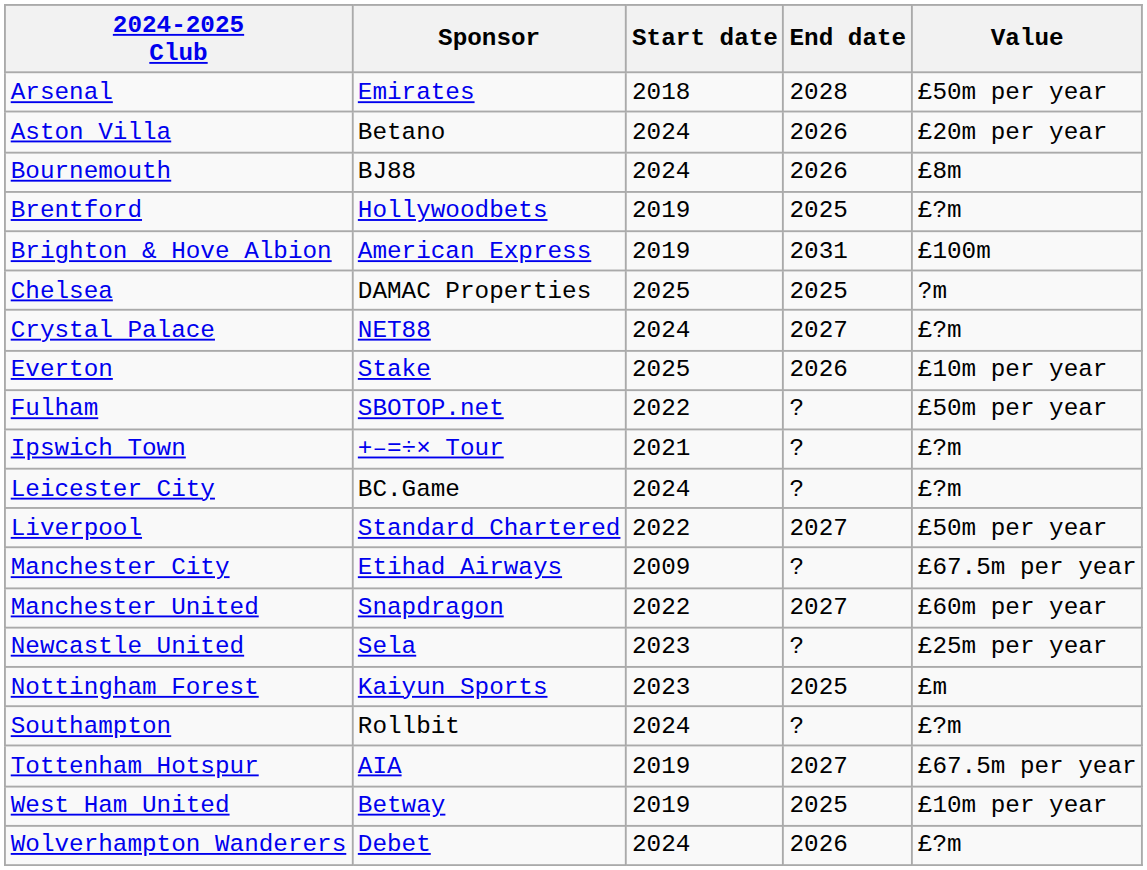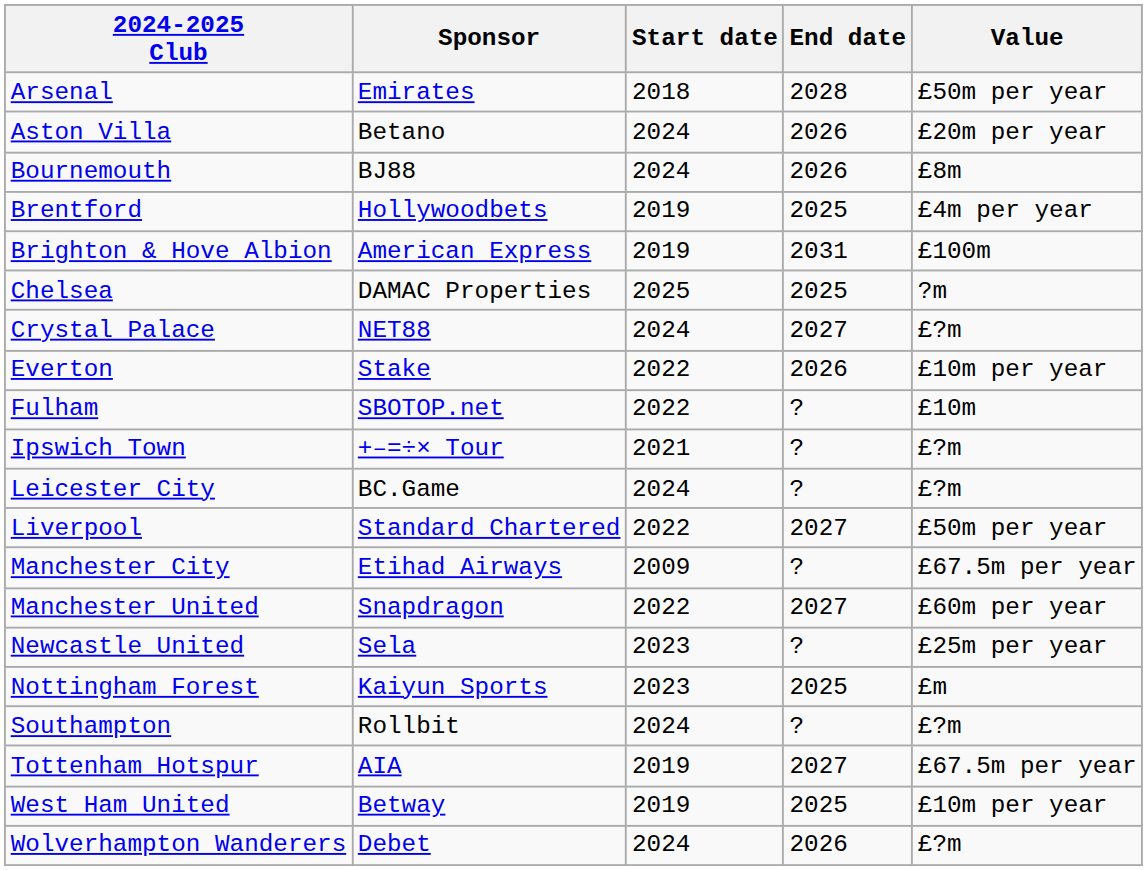(940, 211) £?m -> (1005, 211) £4m per year
(661, 370) 2025 -> (661, 370) 2022
(1013, 409) £50m per year -> (947, 409) £10m
